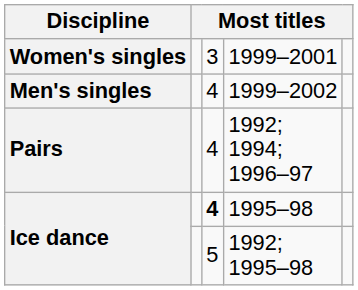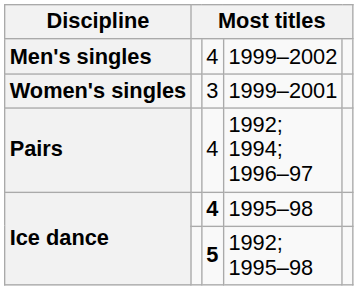rows swapped: (283, 90) <-> (283, 56)
(212, 255) normal -> (212, 255) bold
